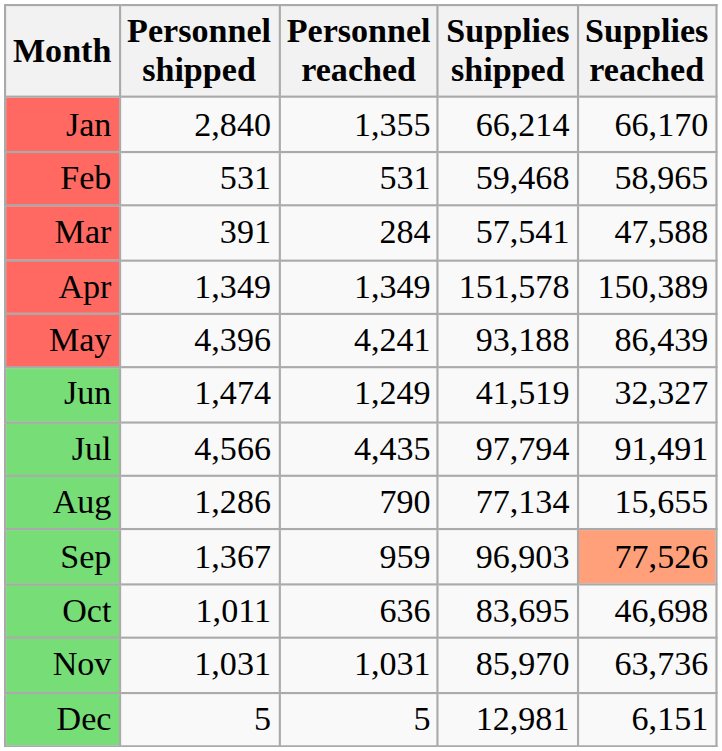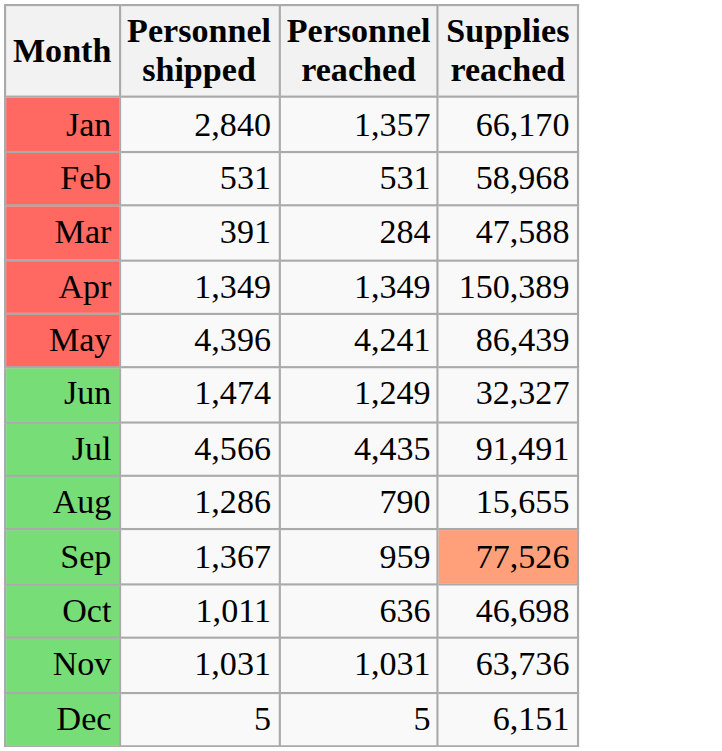- column: (508, 50)
(392, 123) 1,355 -> (392, 123) 1,357
(661, 177) 58,965 -> (523, 177) 58,968
